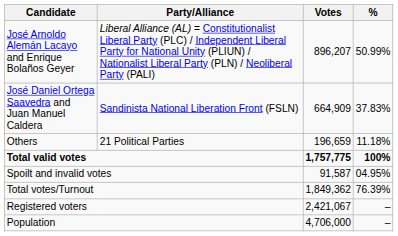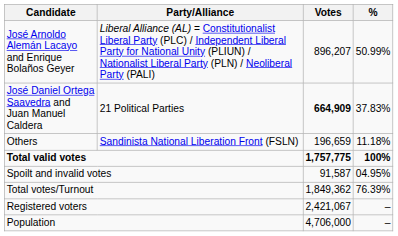(199, 108) Sandinista National Liberation Front (FSLN) -> (142, 108) 21 Political Parties
(332, 108) normal -> (332, 108) bold
(142, 141) 21 Political Parties -> (199, 141) Sandinista National Liberation Front (FSLN)
